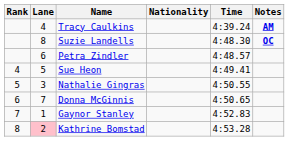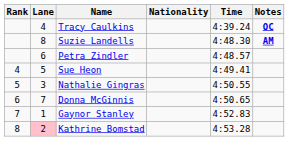(268, 26) AM -> (268, 26) OC
(268, 41) OC -> (268, 41) AM
